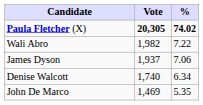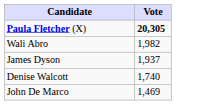- column: (185, 12)
